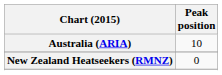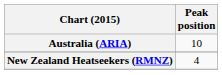(197, 60) 0 -> (197, 60) 4
